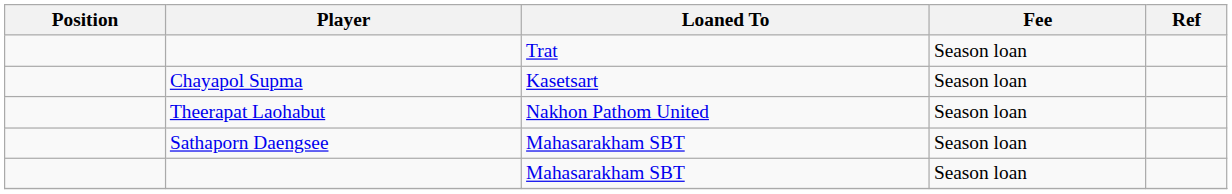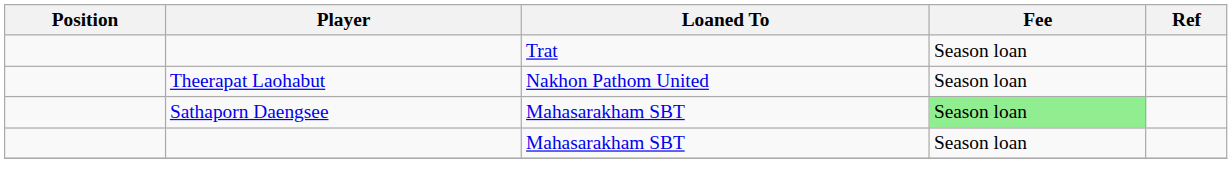- row: (236, 81)
(980, 142) no background -> (980, 111) lightgreen background
